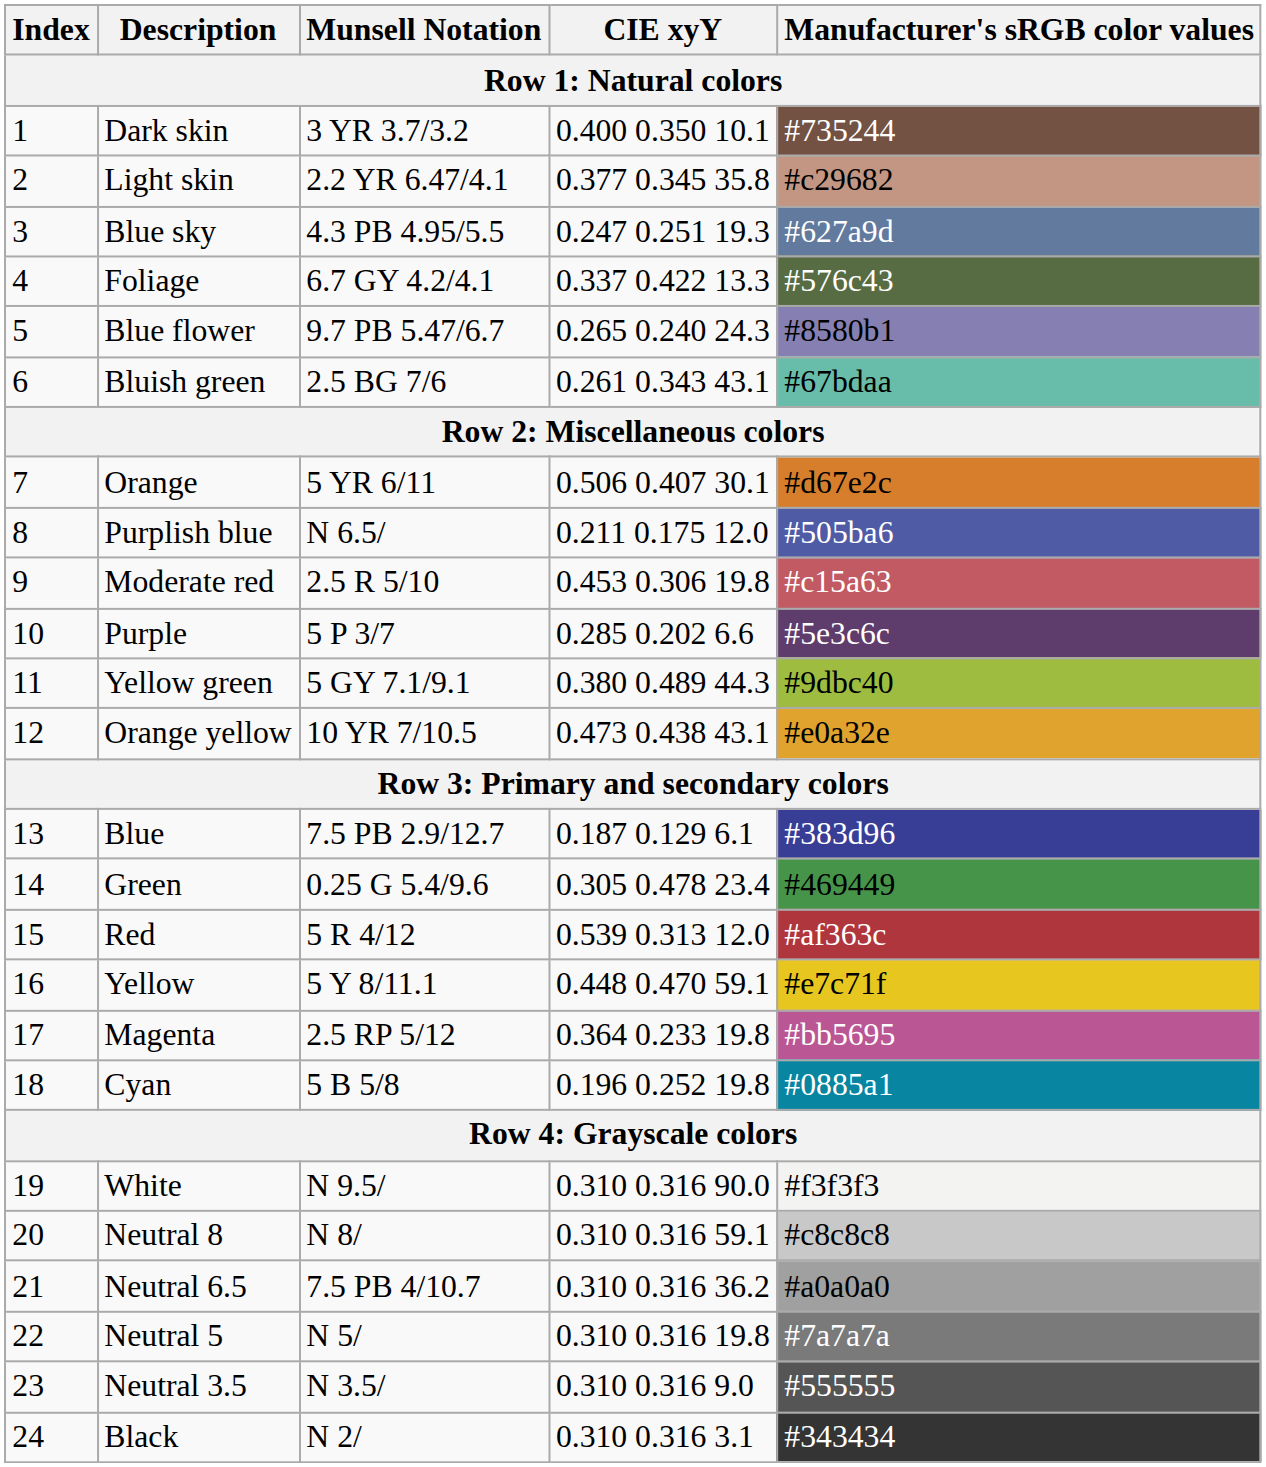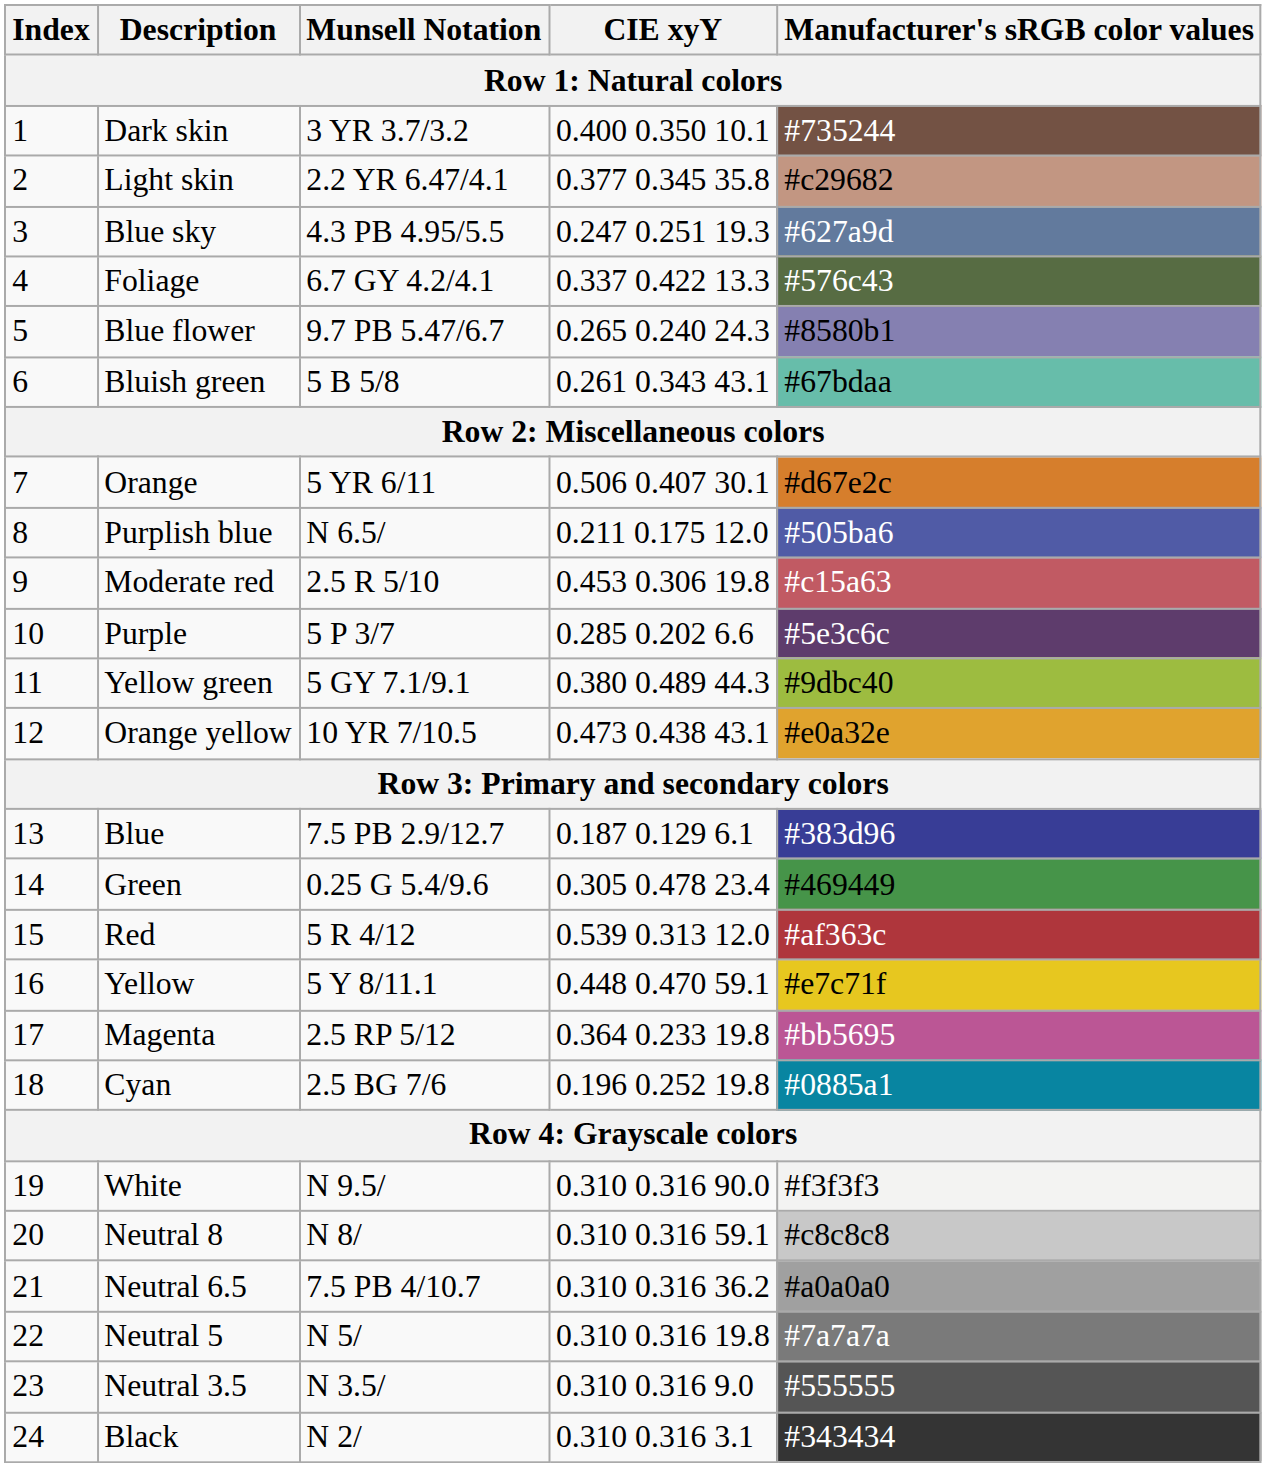(376, 381) 2.5 BG 7/6 -> (353, 381) 5 B 5/8
(353, 1084) 5 B 5/8 -> (376, 1084) 2.5 BG 7/6
